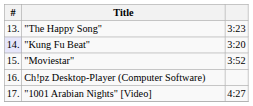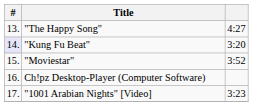(236, 28) 3:23 -> (236, 28) 4:27
(236, 93) 4:27 -> (236, 93) 3:23
